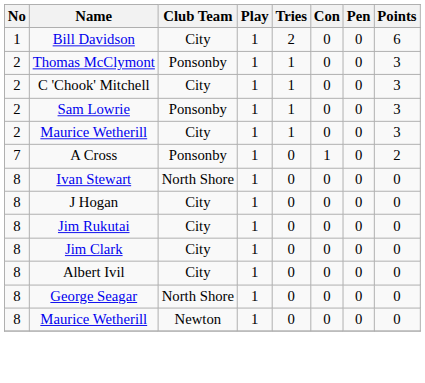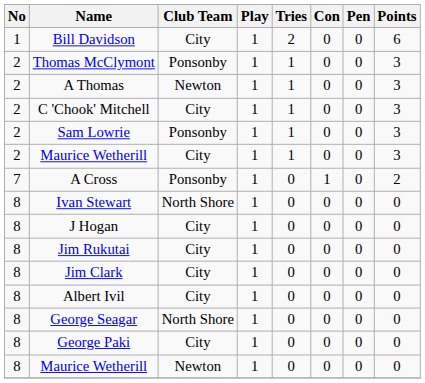+ row: (17, 86)
+ row: (17, 343)
